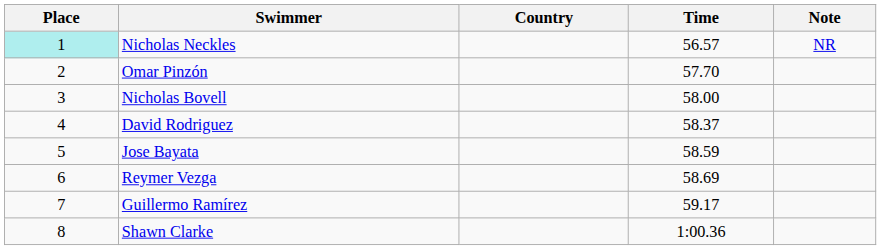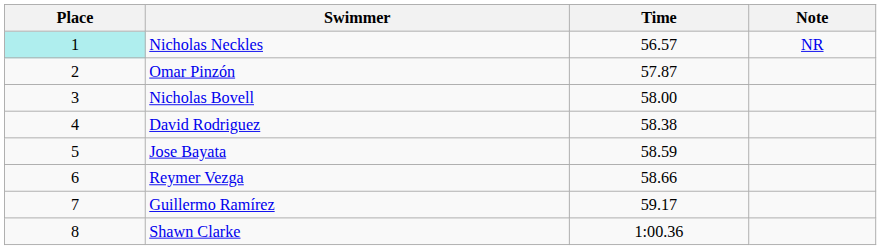- column: (544, 17)
(701, 70) 57.70 -> (659, 70) 57.87
(701, 124) 58.37 -> (659, 124) 58.38
(701, 177) 58.69 -> (659, 177) 58.66
